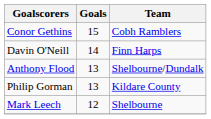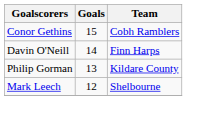- row: (41, 68)
